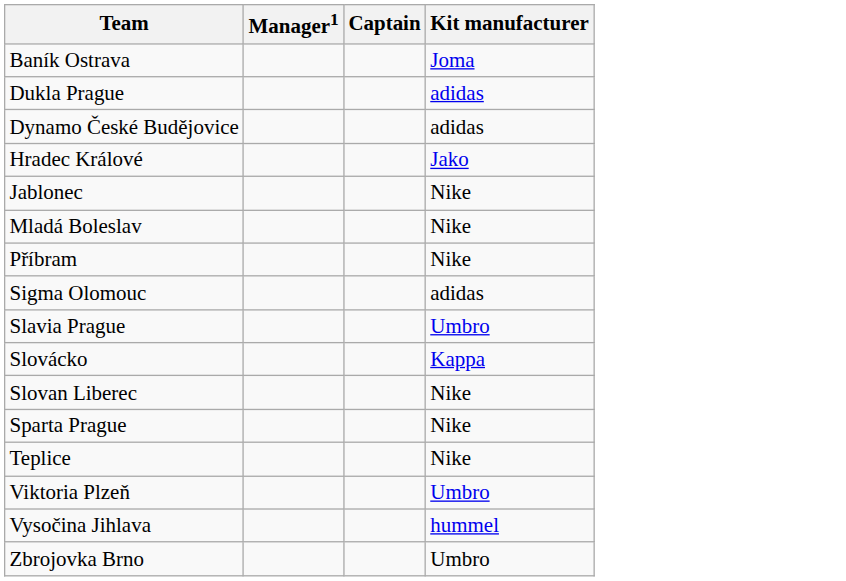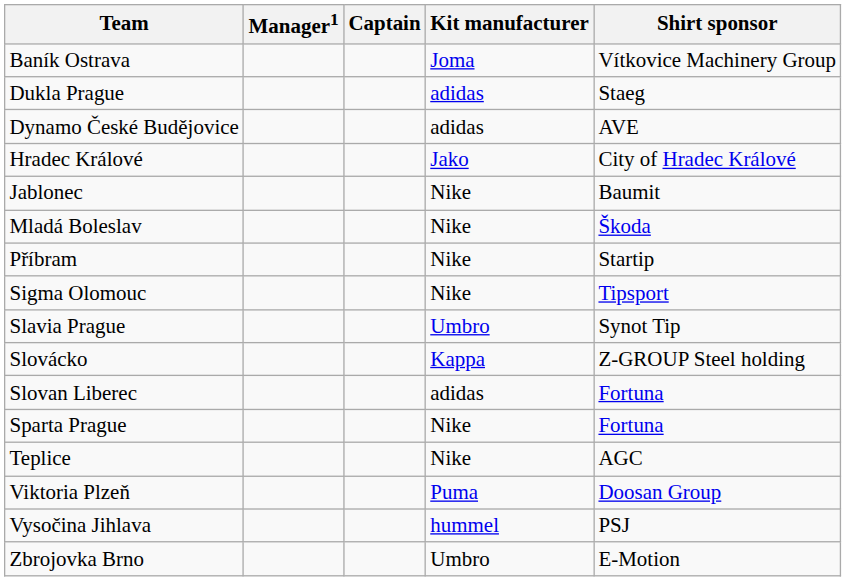+ column: (717, 23)
(457, 292) adidas -> (451, 292) Nike
(451, 392) Nike -> (457, 392) adidas
(460, 492) Umbro -> (454, 492) Puma
